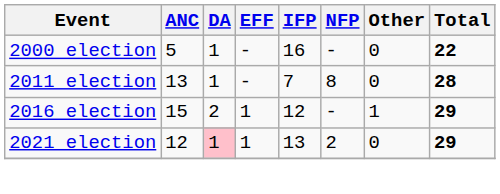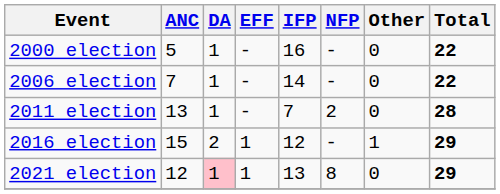+ row: (83, 82)
(331, 82) 8 -> (331, 112) 2
(331, 143) 2 -> (331, 174) 8
